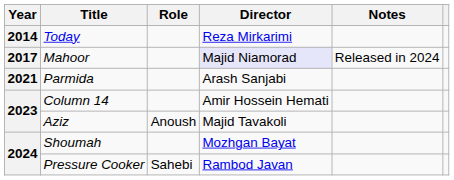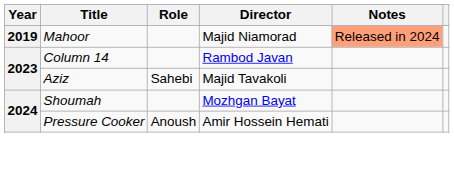- row: (62, 36)
(22, 57) 2017 -> (22, 36) 2019
(249, 57) lavender background -> (249, 36) no background
(387, 57) no background -> (387, 36) lightsalmon background
- row: (69, 79)
(266, 100) Amir Hossein Hemati -> (248, 57) Rambod Javan
(173, 121) Anoush -> (172, 79) Sahebi
(172, 164) Sahebi -> (173, 121) Anoush
(248, 164) Rambod Javan -> (266, 121) Amir Hossein Hemati
